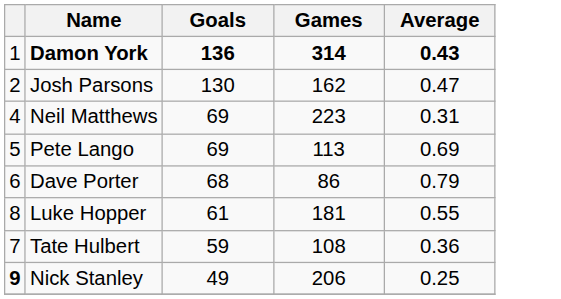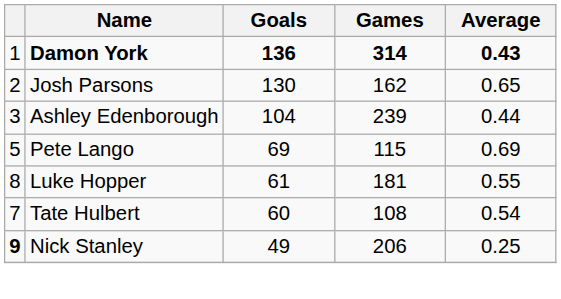(440, 85) 0.47 -> (501, 85) 0.65
+ row: (124, 117)
- row: (94, 117)
(329, 149) 113 -> (390, 149) 115
- row: (84, 181)
(218, 246) 59 -> (279, 213) 60
(440, 246) 0.36 -> (501, 213) 0.54
